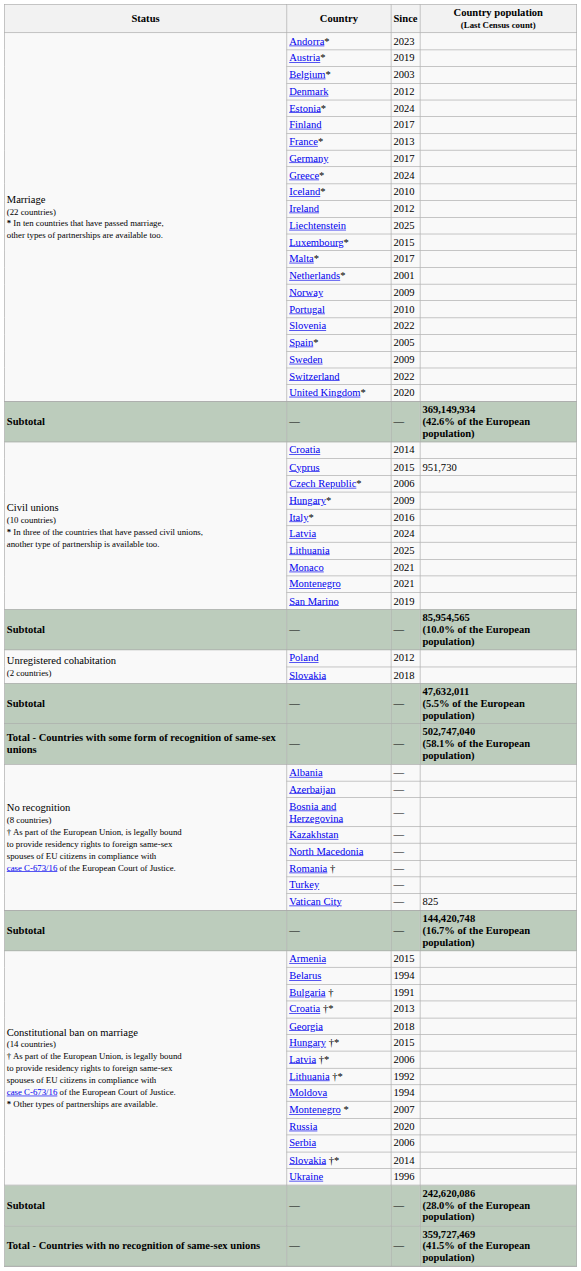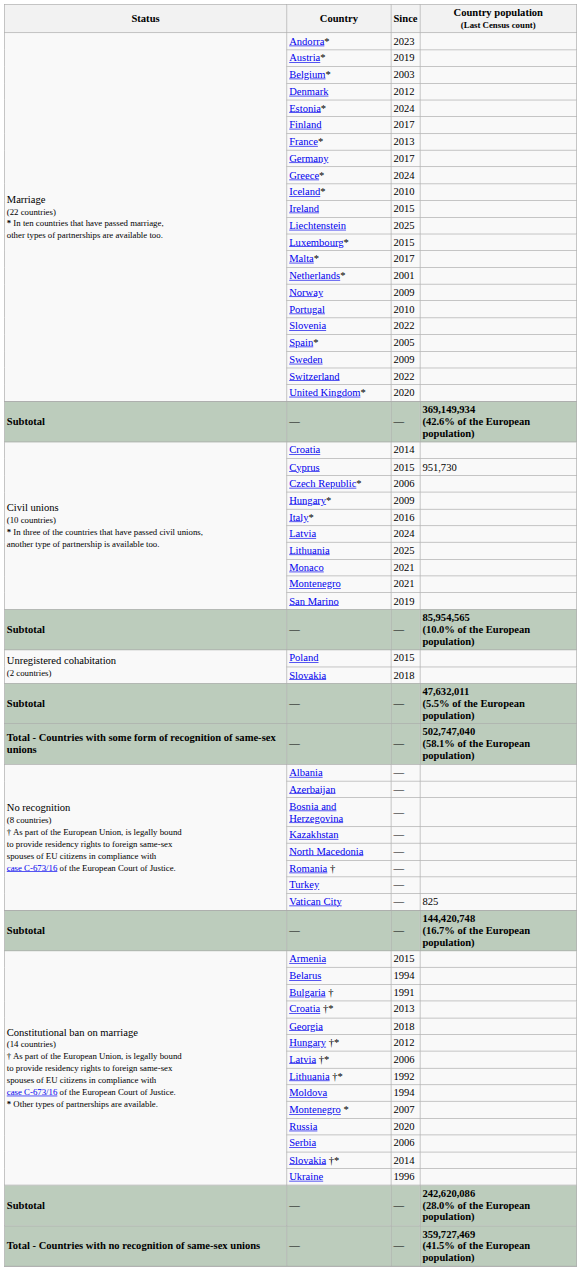(404, 208) 2012 -> (404, 208) 2015
(404, 658) 2012 -> (404, 658) 2015
(404, 1043) 2015 -> (404, 1043) 2012
